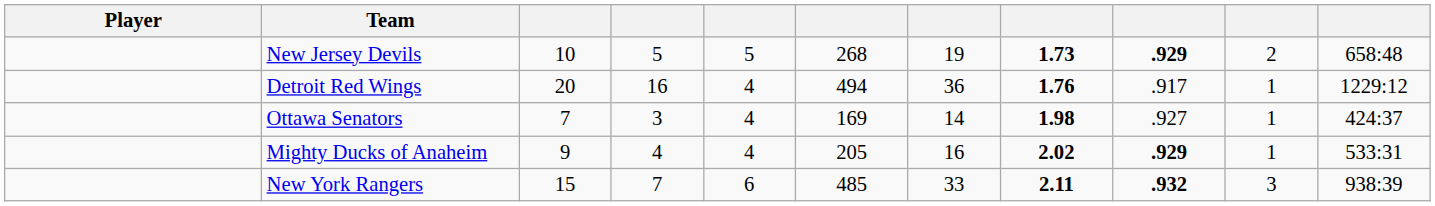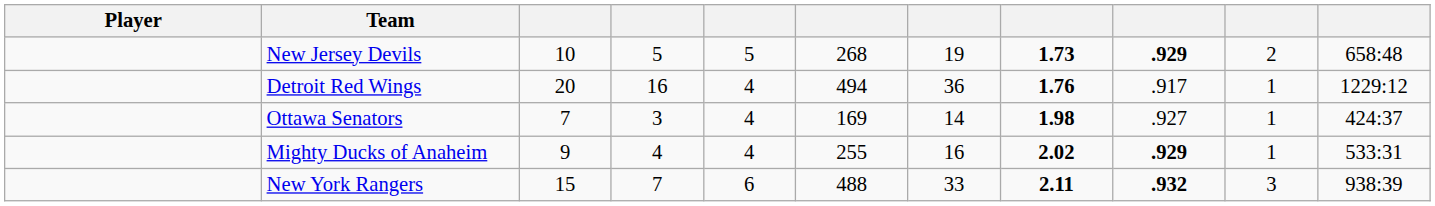(852, 151) 205 -> (852, 151) 255
(852, 184) 485 -> (852, 184) 488
